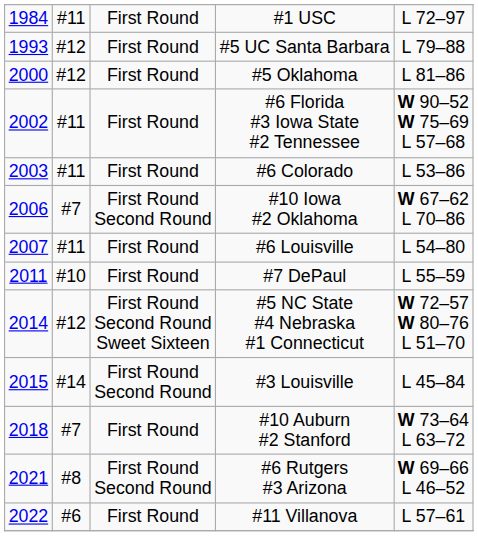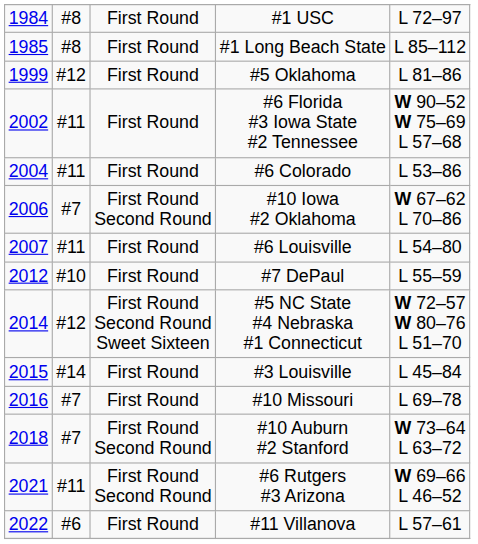(71, 18) #11 -> (71, 18) #8
+ row: (303, 46)
- row: (305, 46)
(28, 74) 2000 -> (28, 74) 1999
(28, 171) 2003 -> (28, 171) 2004
(28, 275) 2011 -> (28, 275) 2012
(153, 381) First Round Second Round -> (153, 371) First Round
+ row: (303, 400)
(153, 430) First Round -> (153, 438) First Round Second Round
(71, 478) #8 -> (71, 486) #11
